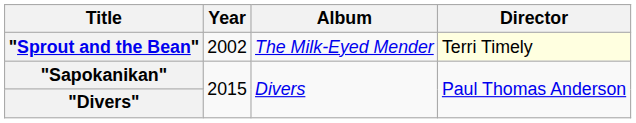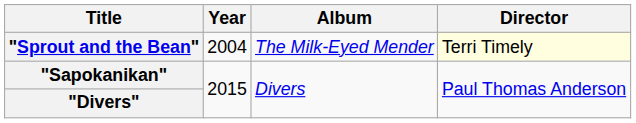(227, 46) 2002 -> (227, 46) 2004
